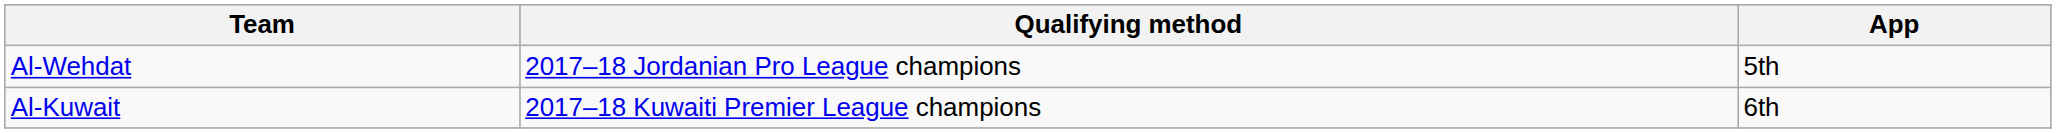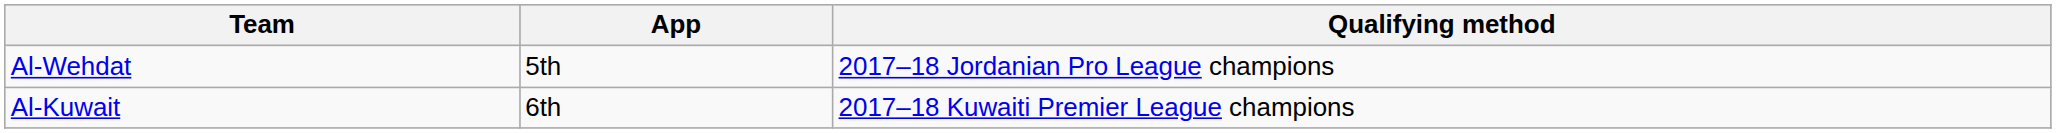columns swapped: (1128, 25) <-> (1894, 25)
